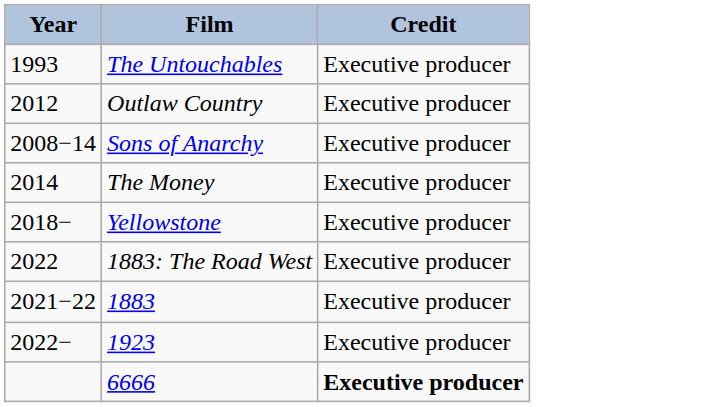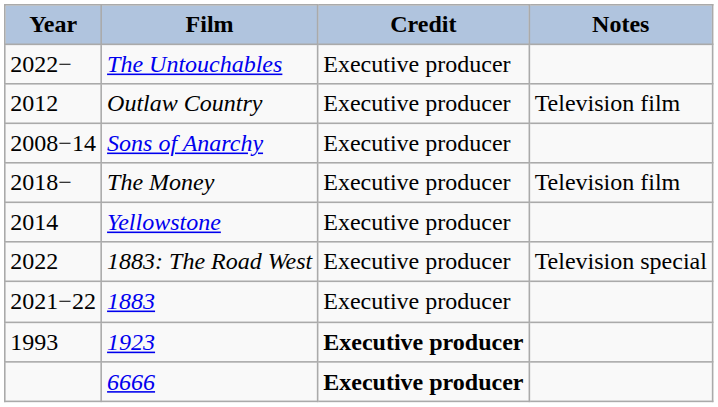+ column: (621, 24)
(34, 64) 1993 -> (41, 64) 2022−
(34, 182) 2014 -> (41, 182) 2018−
(41, 222) 2018− -> (34, 222) 2014
(41, 341) 2022− -> (34, 341) 1993
(417, 341) normal -> (423, 341) bold
